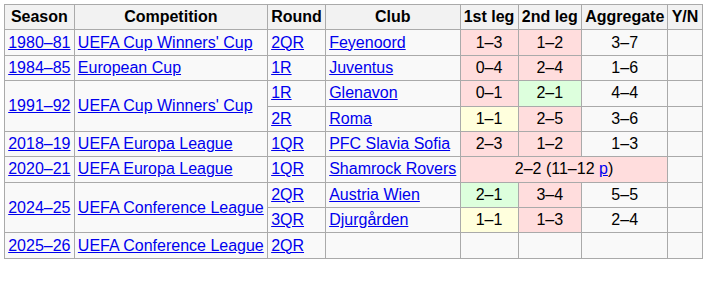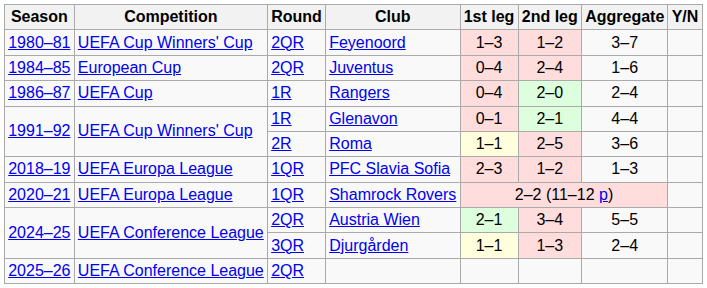(281, 67) 1R -> (288, 67) 2QR
+ row: (359, 93)
